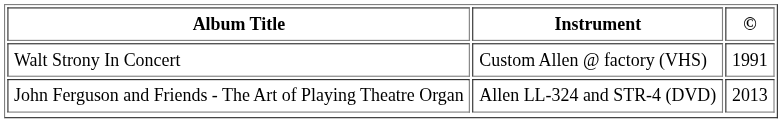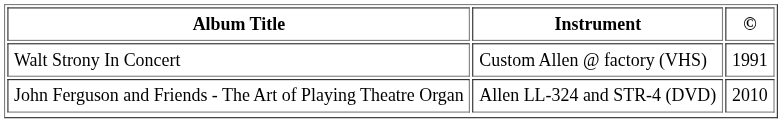(750, 95) 2013 -> (750, 95) 2010
